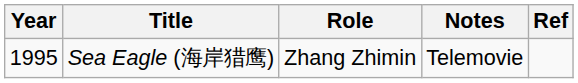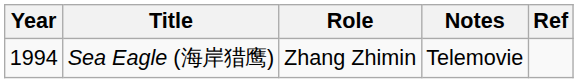(34, 57) 1995 -> (34, 57) 1994
